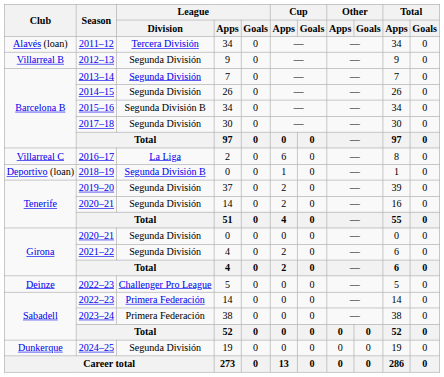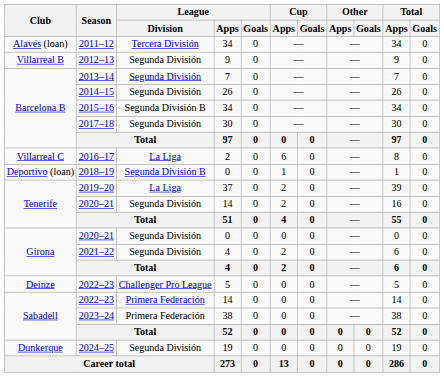(165, 188) Segunda División -> (165, 188) La Liga
